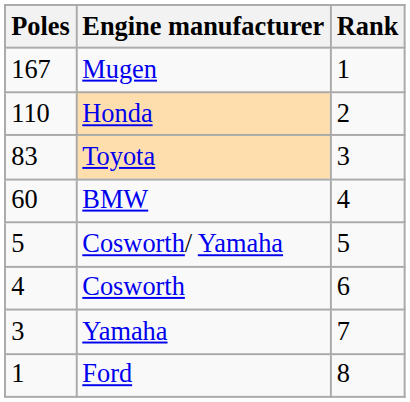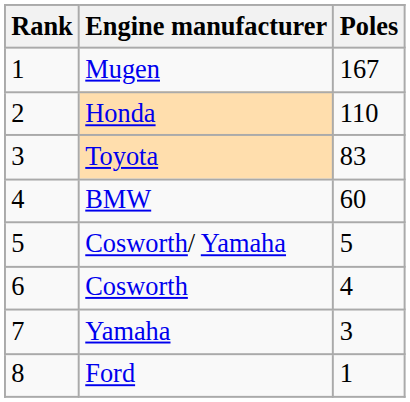columns swapped: (368, 25) <-> (41, 25)
